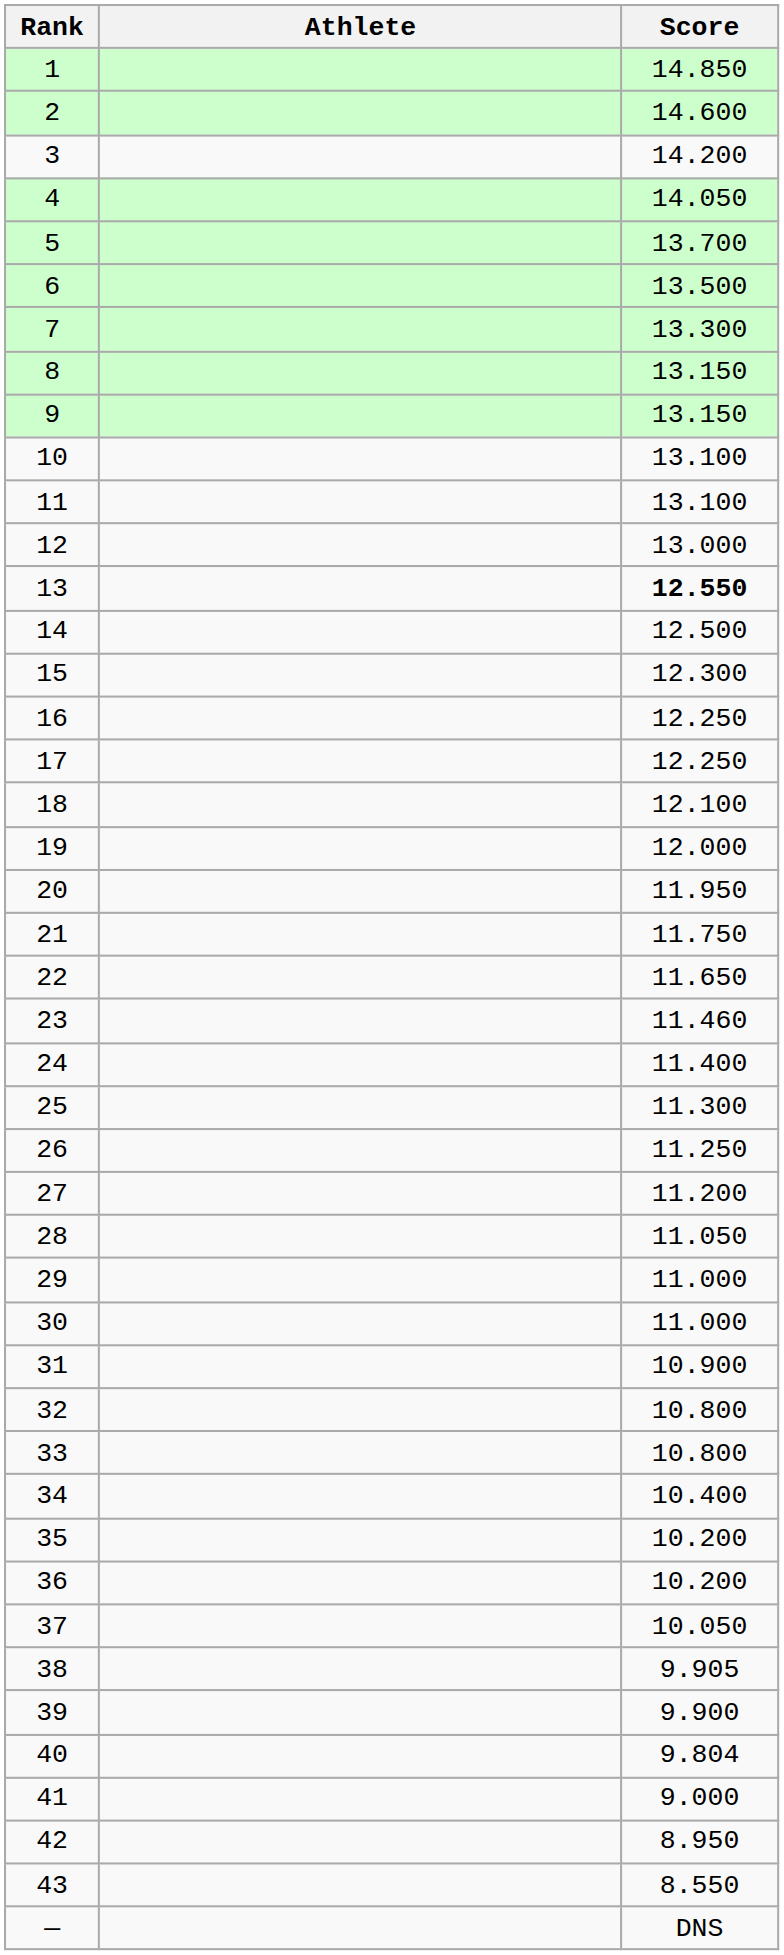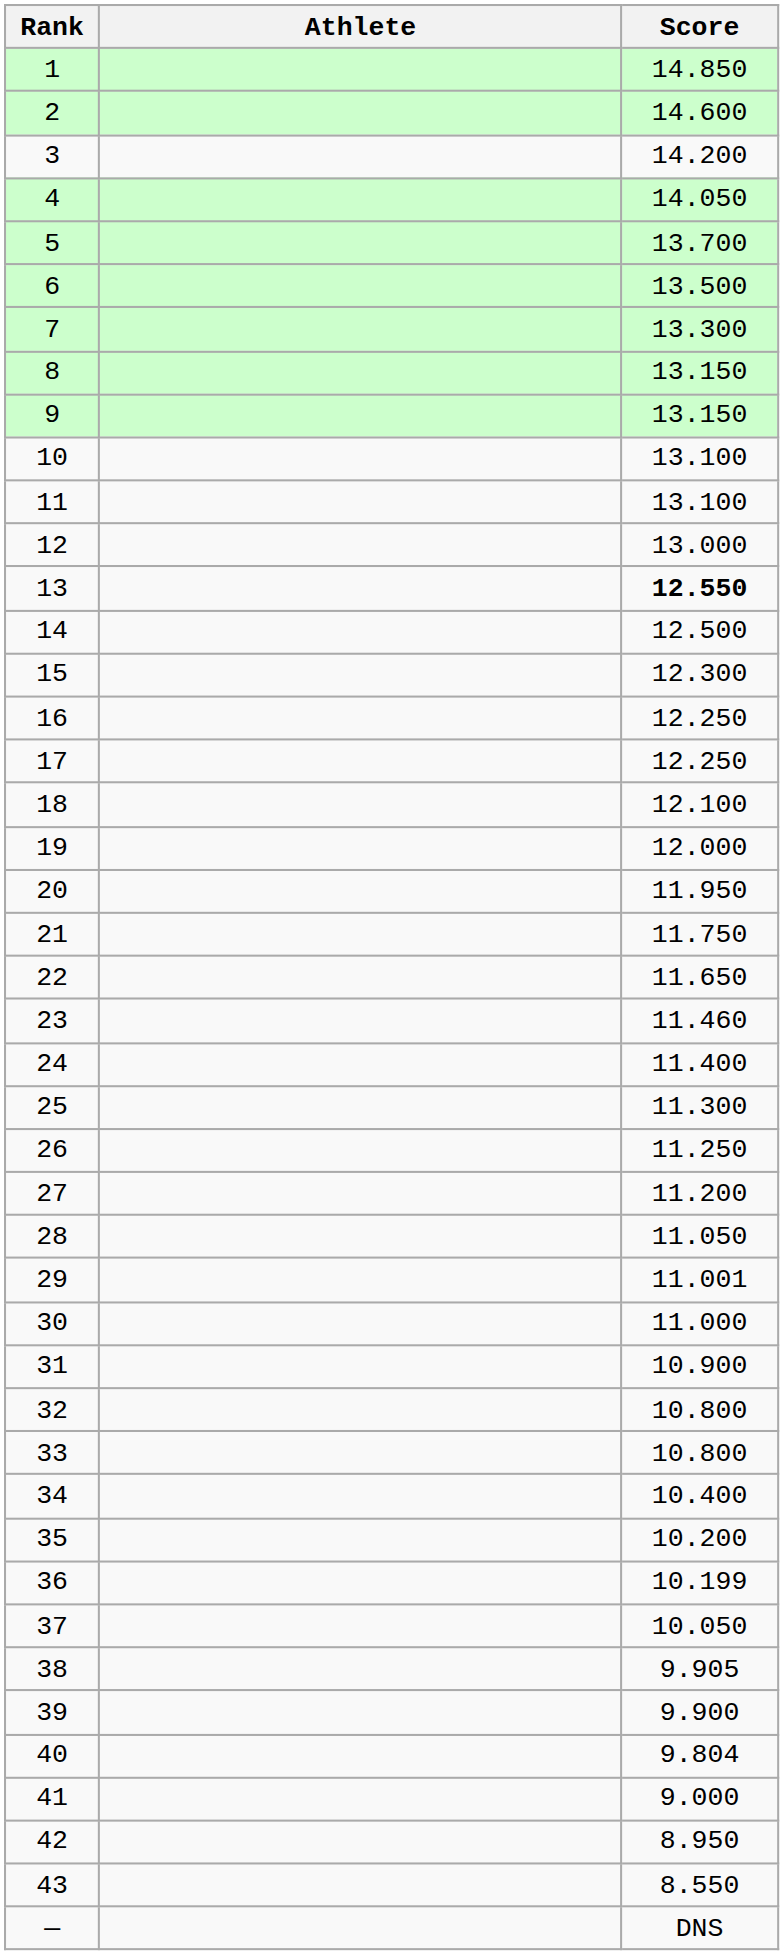(700, 1280) 11.000 -> (700, 1280) 11.001
(700, 1583) 10.200 -> (700, 1583) 10.199
